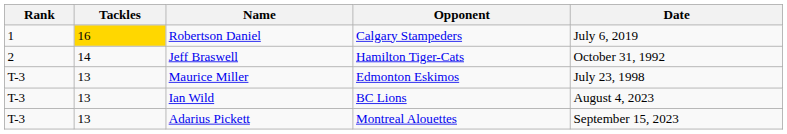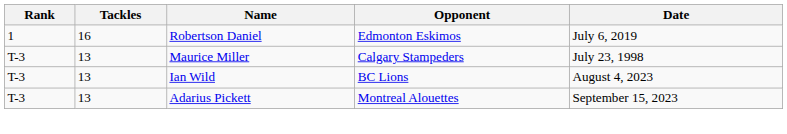(84, 35) gold background -> (84, 35) no background
(409, 35) Calgary Stampeders -> (409, 35) Edmonton Eskimos
- row: (203, 56)
(408, 77) Edmonton Eskimos -> (411, 56) Calgary Stampeders
